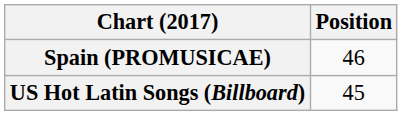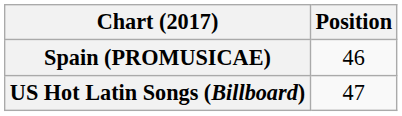(354, 92) 45 -> (354, 92) 47
